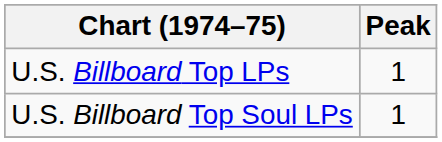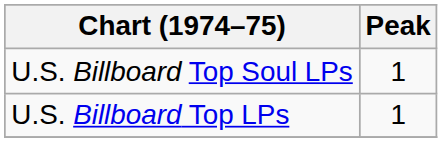rows swapped: (150, 70) <-> (182, 114)
